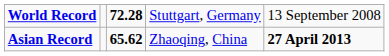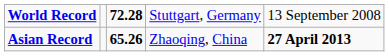(126, 39) 65.62 -> (126, 39) 65.26
